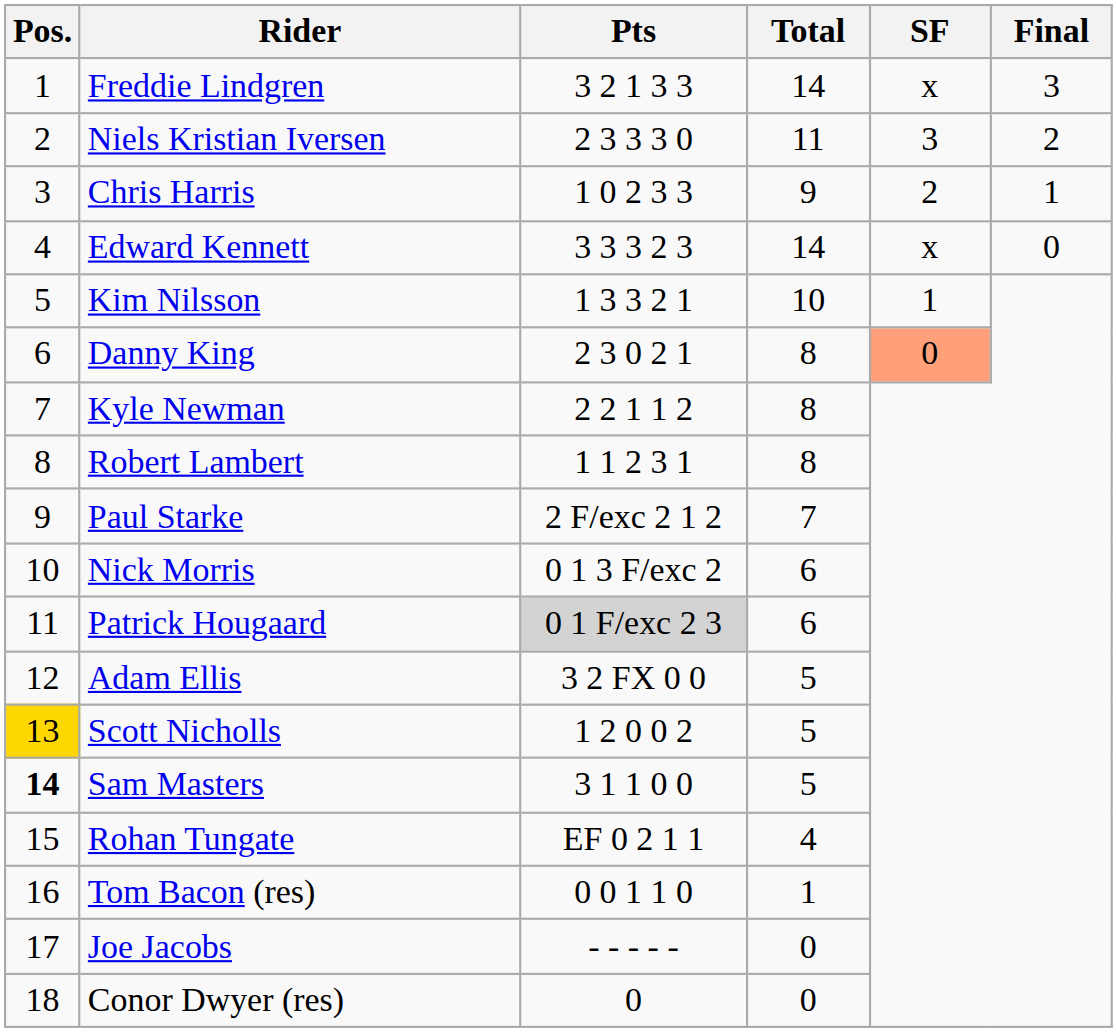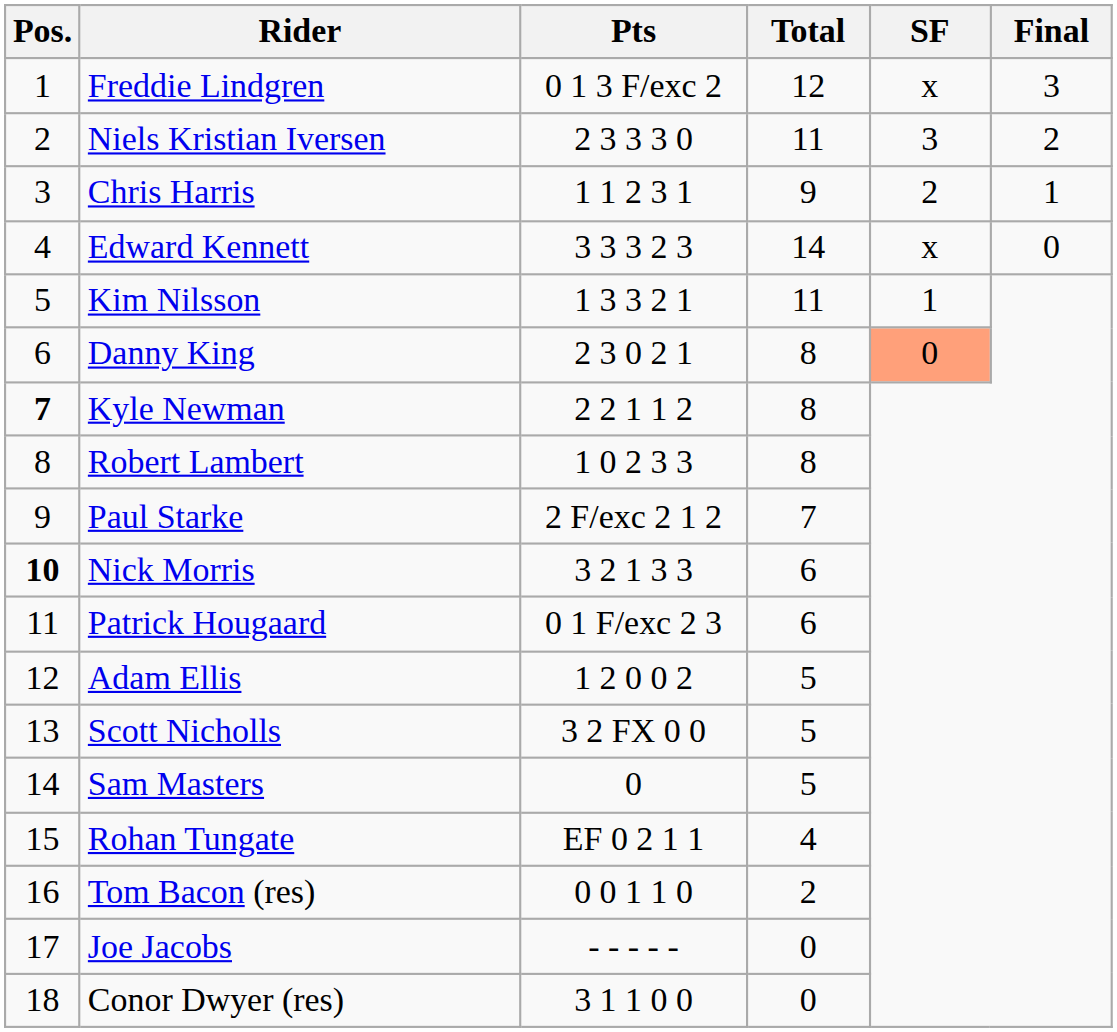(634, 85) 3 2 1 3 3 -> (633, 85) 0 1 3 F/exc 2
(808, 85) 14 -> (808, 85) 12
(634, 192) 1 0 2 3 3 -> (634, 192) 1 1 2 3 1
(808, 300) 10 -> (808, 300) 11
(43, 407) normal -> (43, 407) bold
(634, 461) 1 1 2 3 1 -> (634, 461) 1 0 2 3 3
(43, 569) normal -> (43, 569) bold
(633, 569) 0 1 3 F/exc 2 -> (634, 569) 3 2 1 3 3
(633, 623) lightgrey background -> (633, 623) no background
(633, 676) 3 2 FX 0 0 -> (634, 676) 1 2 0 0 2
(43, 730) gold background -> (43, 730) no background
(634, 730) 1 2 0 0 2 -> (633, 730) 3 2 FX 0 0
(43, 784) bold -> (43, 784) normal
(634, 784) 3 1 1 0 0 -> (634, 784) 0
(808, 892) 1 -> (808, 892) 2
(634, 999) 0 -> (634, 999) 3 1 1 0 0
